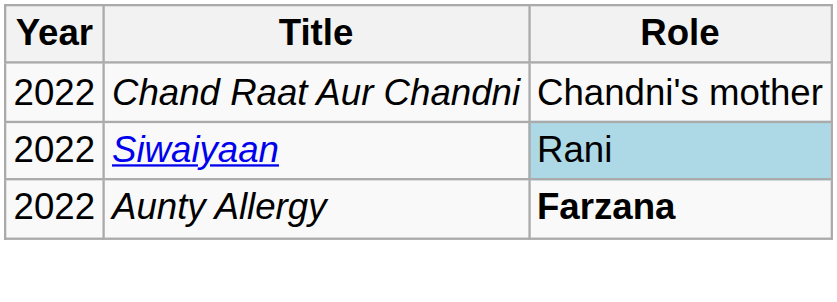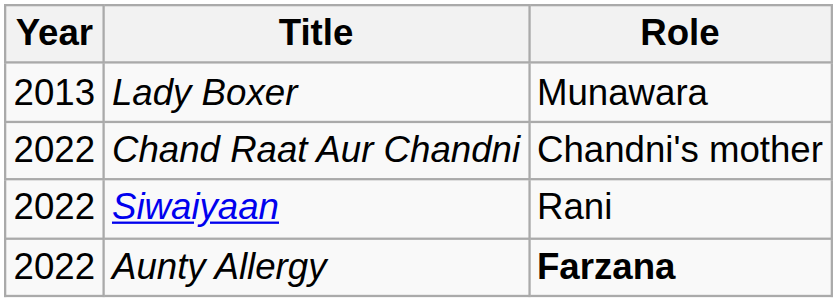+ row: (205, 91)
(575, 149) lightblue background -> (575, 207) no background
